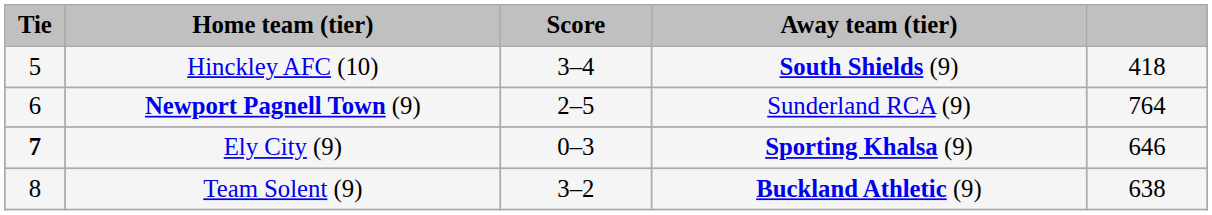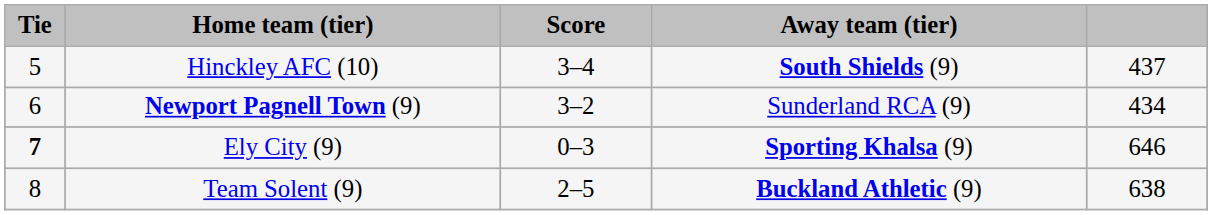(1147, 66) 418 -> (1147, 66) 437
(576, 107) 2–5 -> (576, 107) 3–2
(1147, 107) 764 -> (1147, 107) 434
(576, 188) 3–2 -> (576, 188) 2–5
